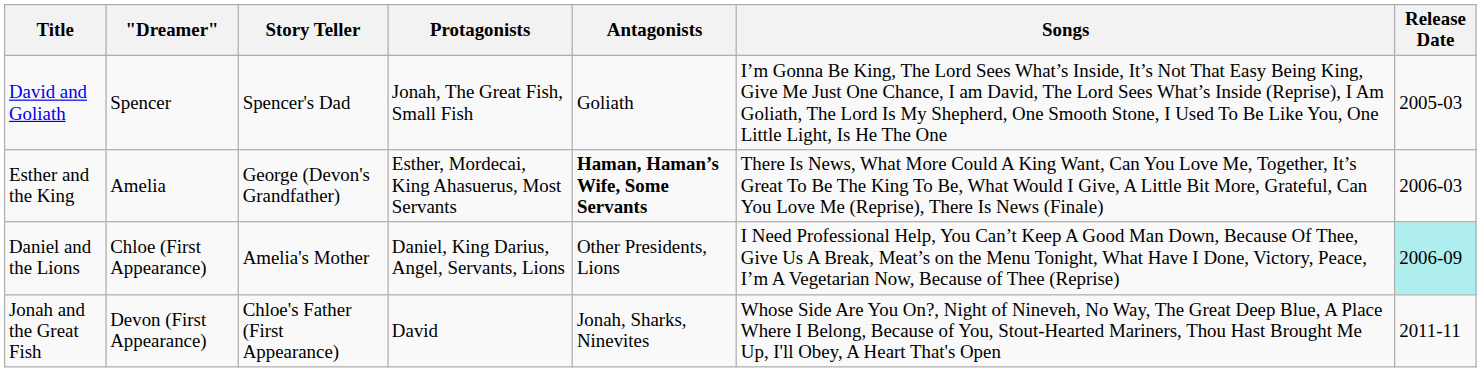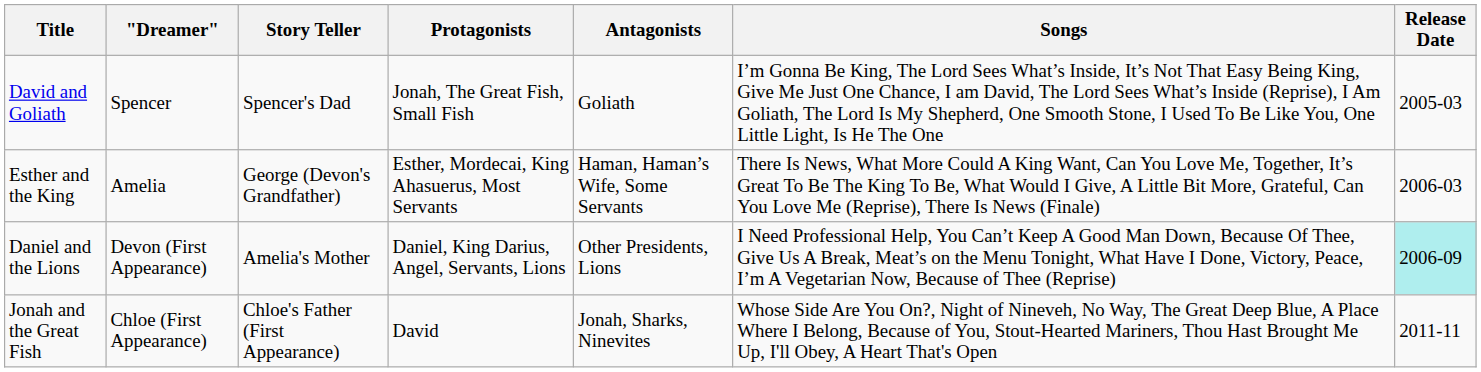(648, 185) bold -> (644, 185) normal
(158, 257) Chloe (First Appearance) -> (159, 257) Devon (First Appearance)
(158, 330) Devon (First Appearance) -> (159, 330) Chloe (First Appearance)
